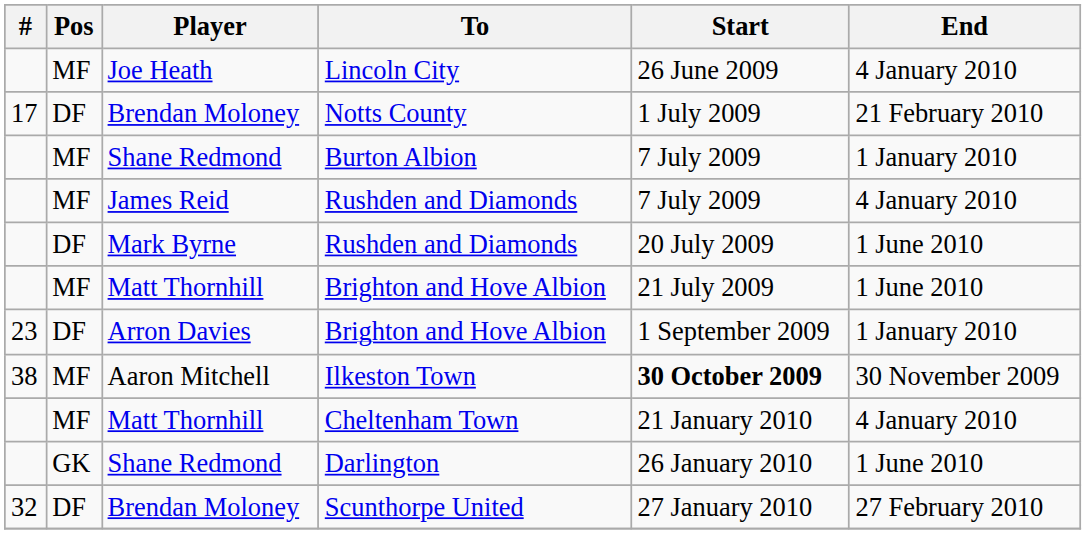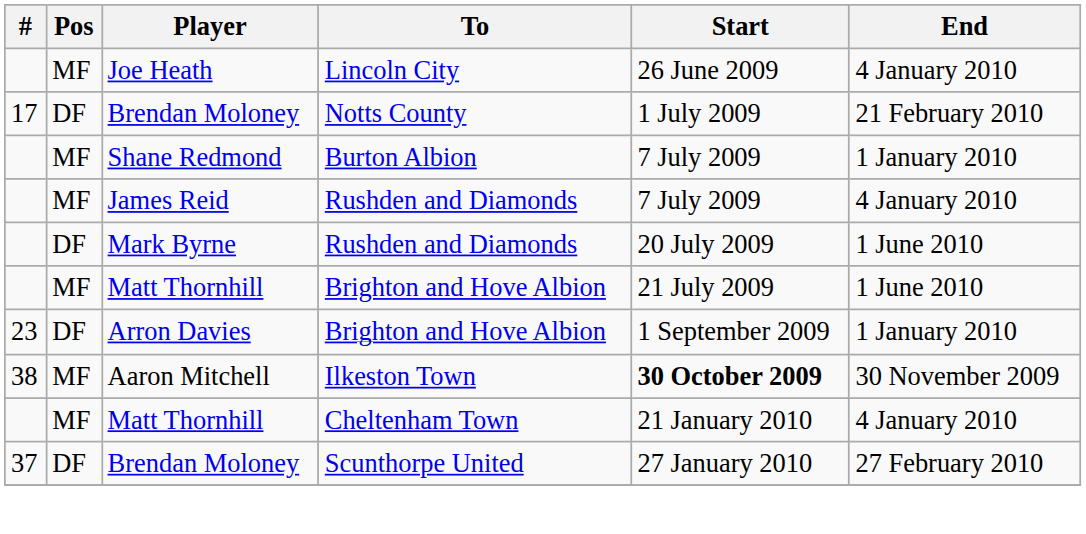- row: (195, 462)
(24, 506) 32 -> (24, 462) 37
